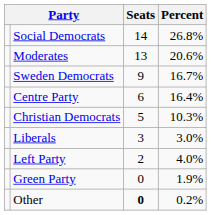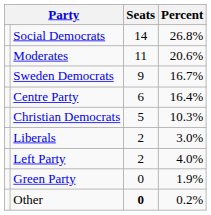(141, 55) 13 -> (141, 55) 11
(141, 138) 3 -> (141, 138) 2
